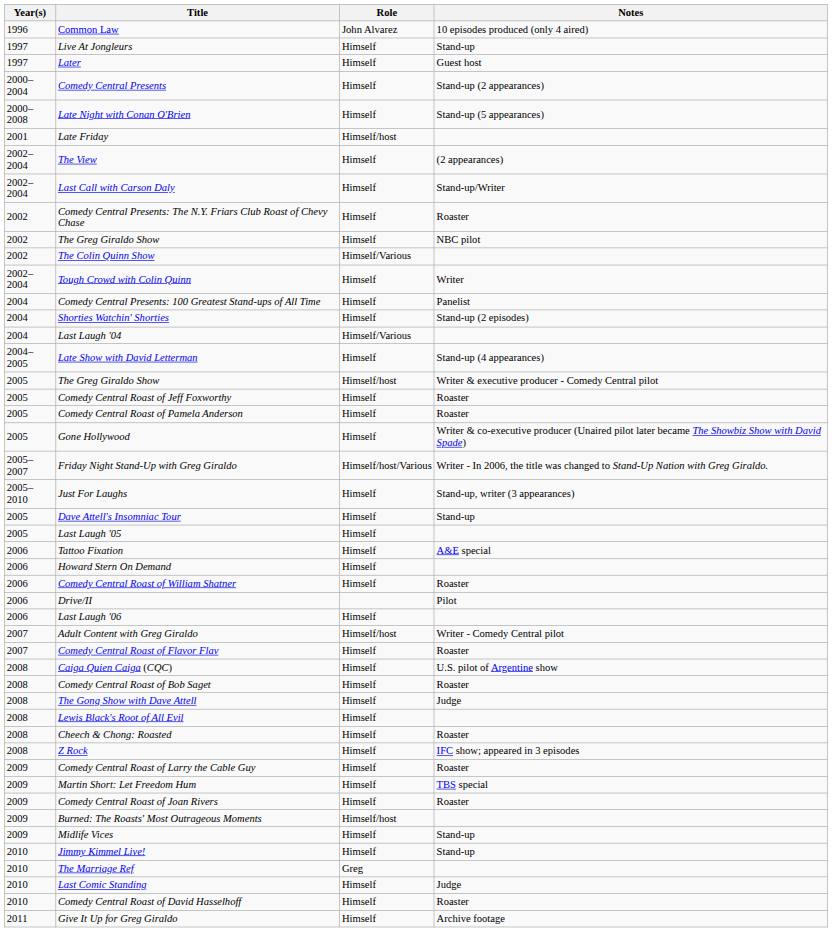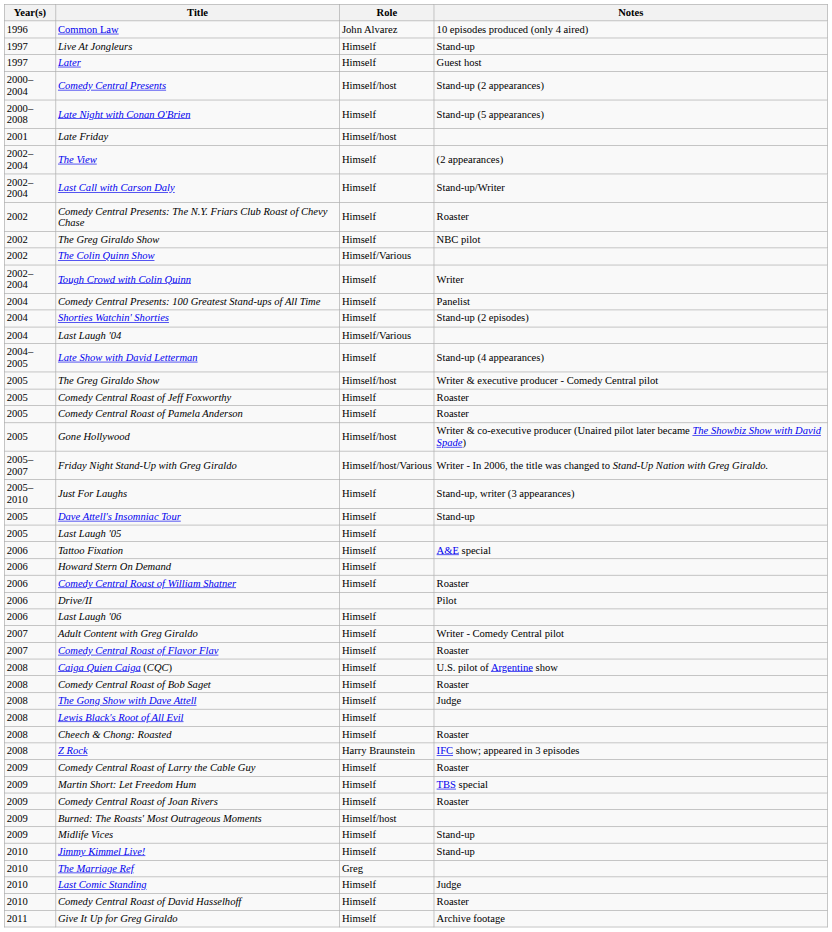(359, 85) Himself -> (369, 85) Himself/host
(359, 436) Himself -> (369, 436) Himself/host
(369, 634) Himself/host -> (359, 634) Himself
(359, 751) Himself -> (378, 751) Harry Braunstein
